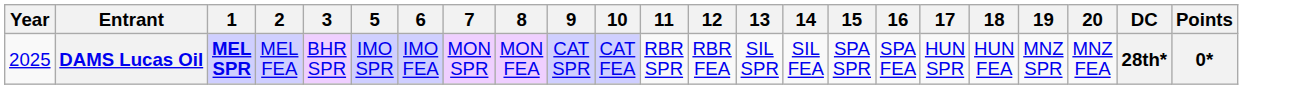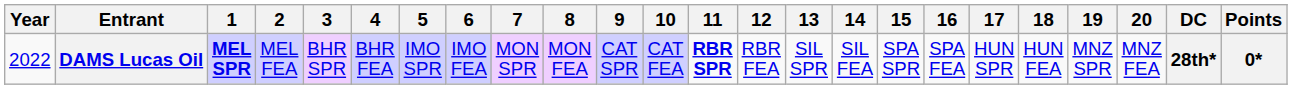+ column: (375, 19)
(30, 59) 2025 -> (30, 59) 2022
(664, 59) normal -> (713, 59) bold
